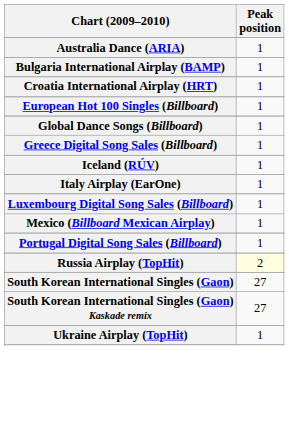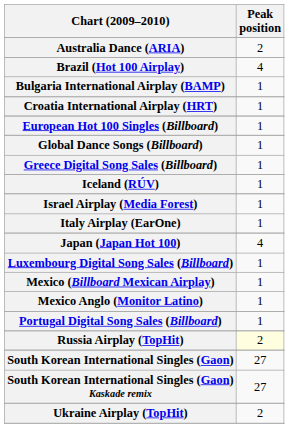(260, 47) 1 -> (260, 47) 2
+ row: (120, 67)
+ row: (120, 203)
+ row: (120, 243)
+ row: (120, 301)
(260, 335) 1 -> (260, 413) 2
